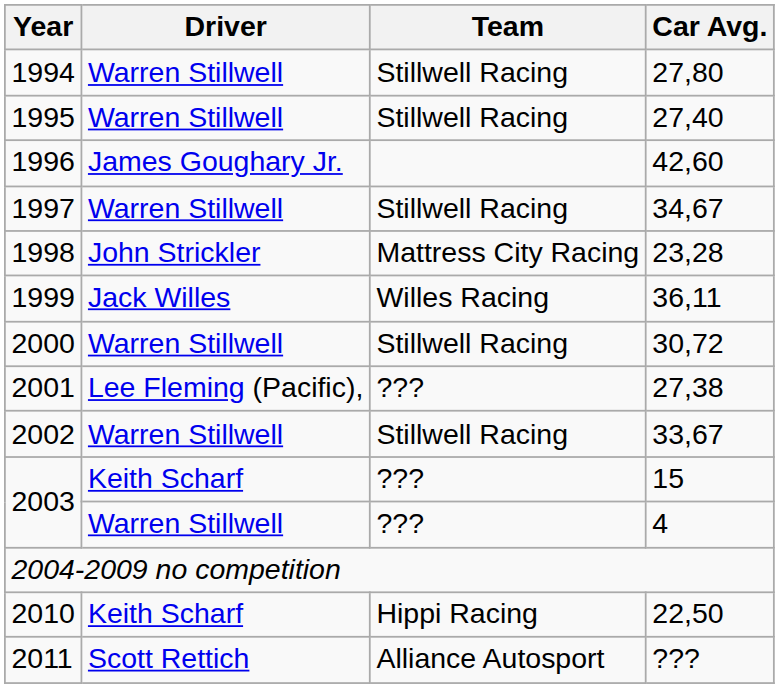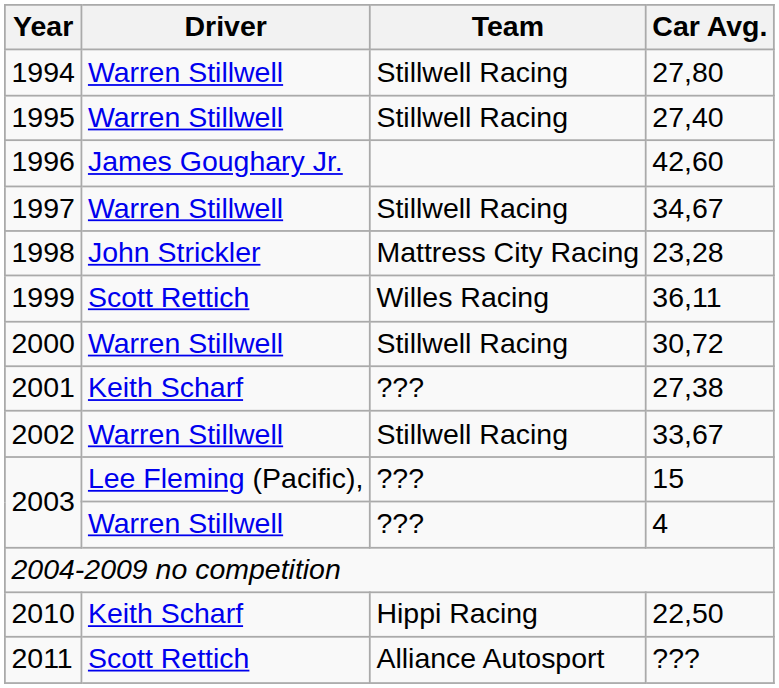(159, 298) Jack Willes -> (169, 298) Scott Rettich
(226, 388) Lee Fleming (Pacific), -> (166, 388) Keith Scharf
(166, 478) Keith Scharf -> (226, 478) Lee Fleming (Pacific),
